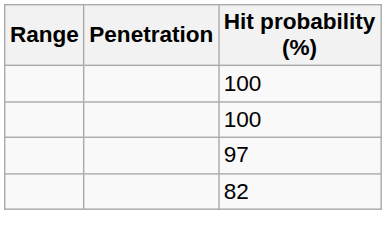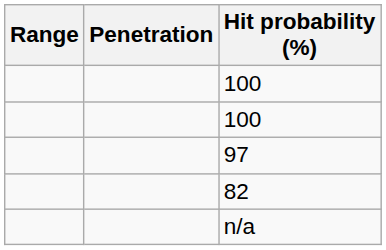+ row: (44, 227)
